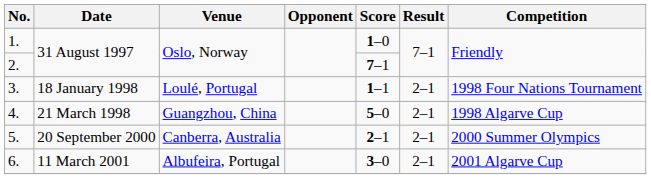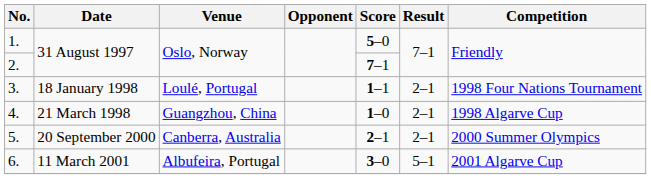(378, 40) 1–0 -> (378, 40) 5–0
(378, 112) 5–0 -> (378, 112) 1–0
(424, 161) 2–1 -> (424, 161) 5–1
